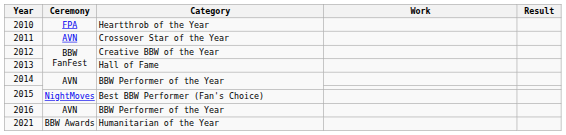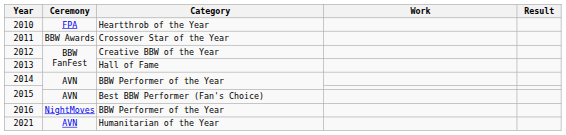(70, 38) AVN -> (70, 38) BBW Awards
(70, 96) NightMoves -> (70, 96) AVN
(70, 110) AVN -> (70, 110) NightMoves
(70, 124) BBW Awards -> (70, 124) AVN
